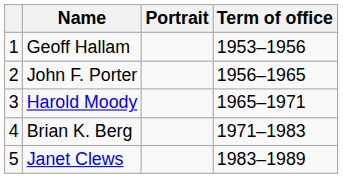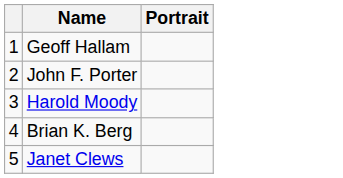- column: (275, 18)
